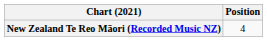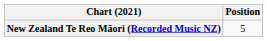(243, 28) 4 -> (243, 28) 5
